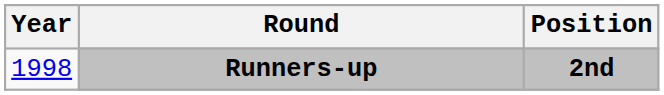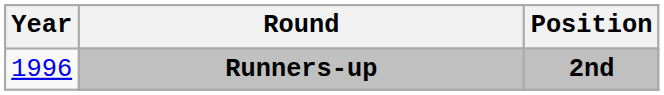(42, 69) 1998 -> (42, 69) 1996
